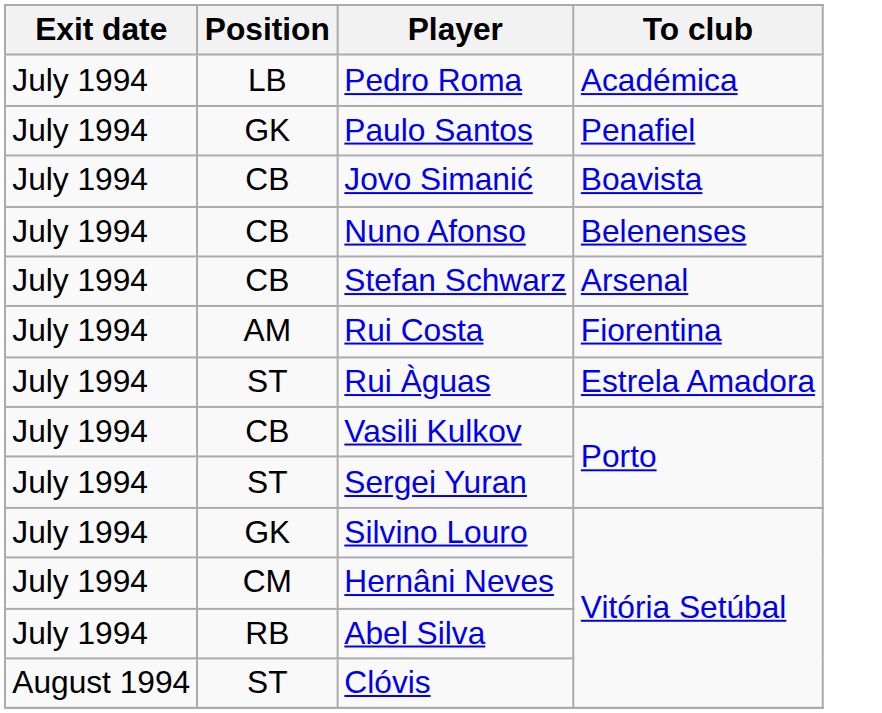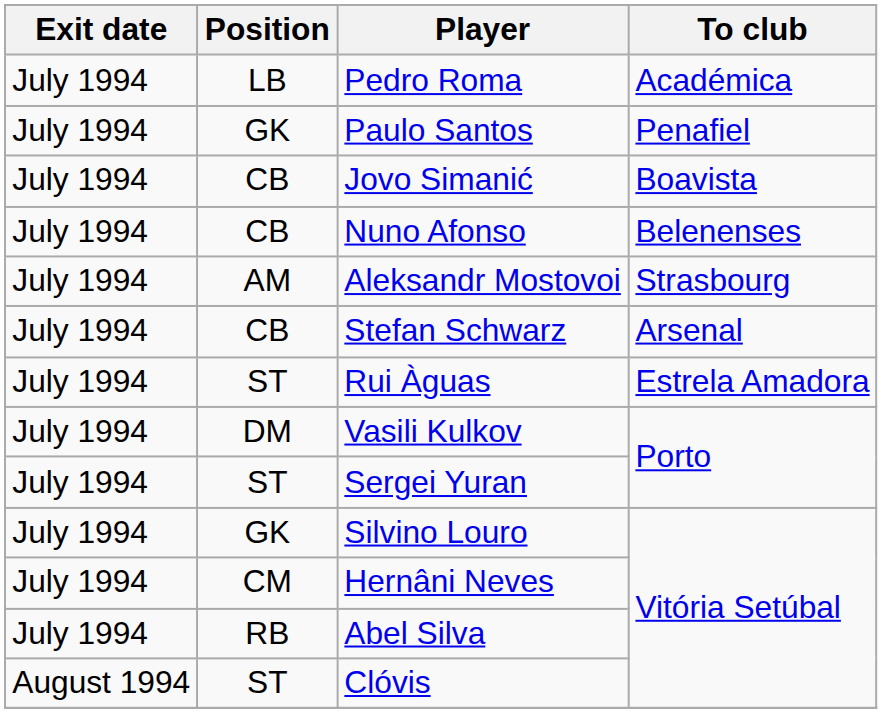+ row: (483, 280)
- row: (414, 331)
(267, 431) CB -> (267, 431) DM
